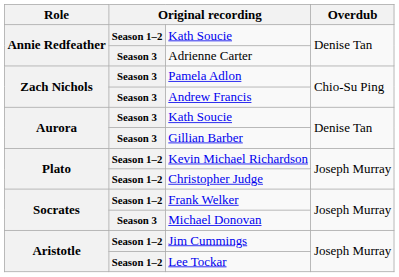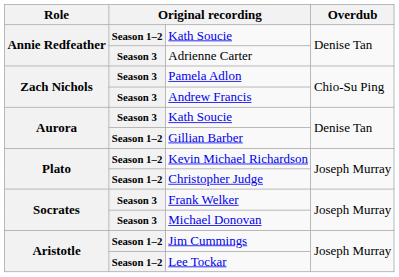(137, 138) Season 3 -> (137, 138) Season 1–2
(137, 200) Season 1–2 -> (137, 200) Season 3
